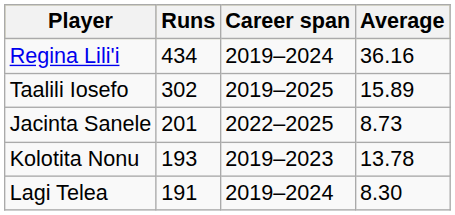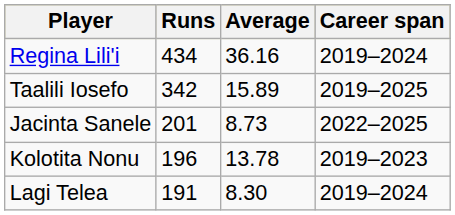columns swapped: (402, 21) <-> (288, 21)
(179, 90) 302 -> (179, 90) 342
(179, 158) 193 -> (179, 158) 196
